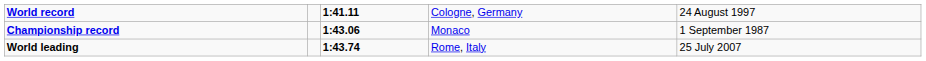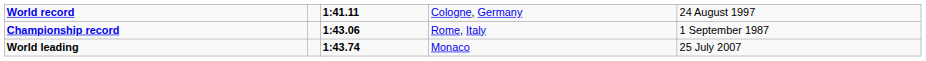(450, 30) Monaco -> (459, 30) Rome, Italy
(459, 47) Rome, Italy -> (450, 47) Monaco
